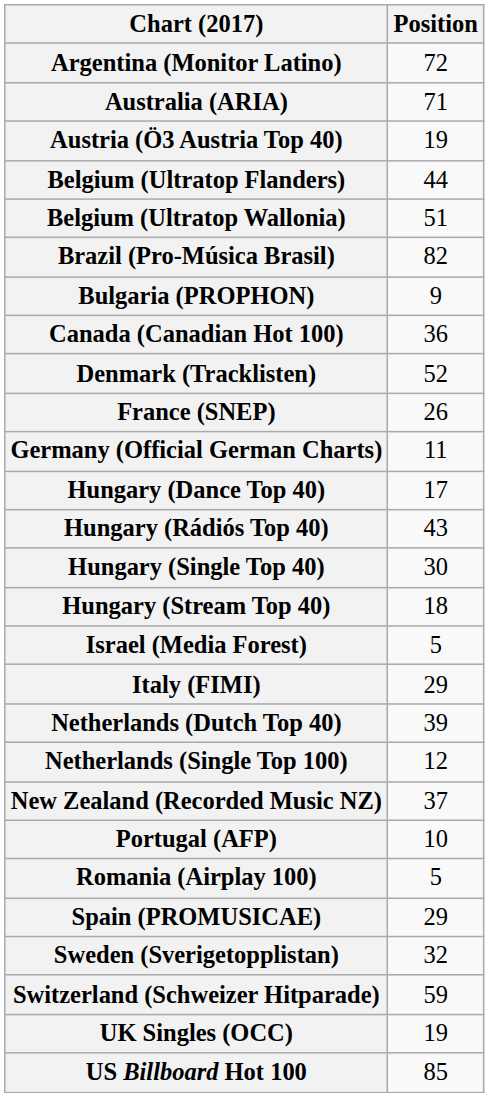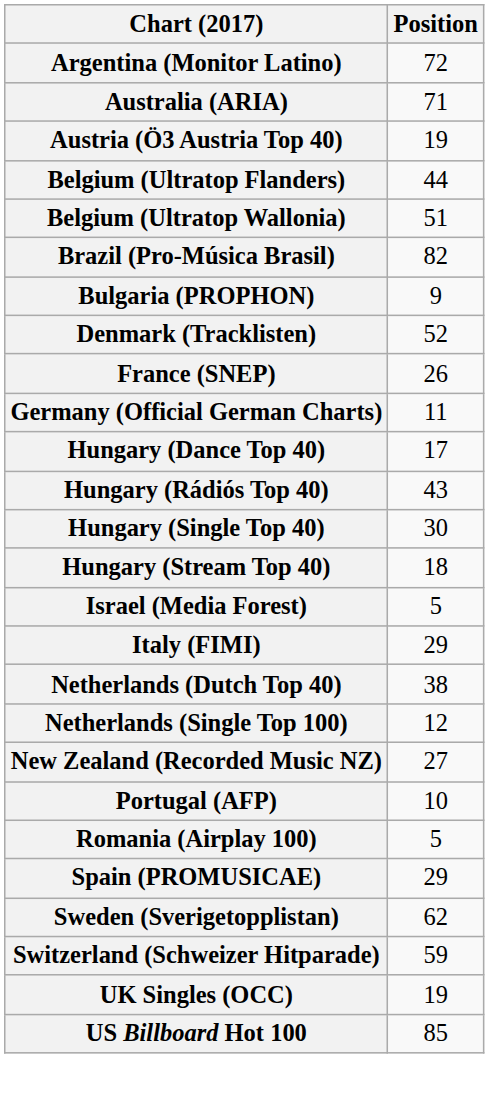- row: (196, 334)
(436, 722) 39 -> (436, 683) 38
(436, 800) 37 -> (436, 761) 27
(436, 955) 32 -> (436, 916) 62
